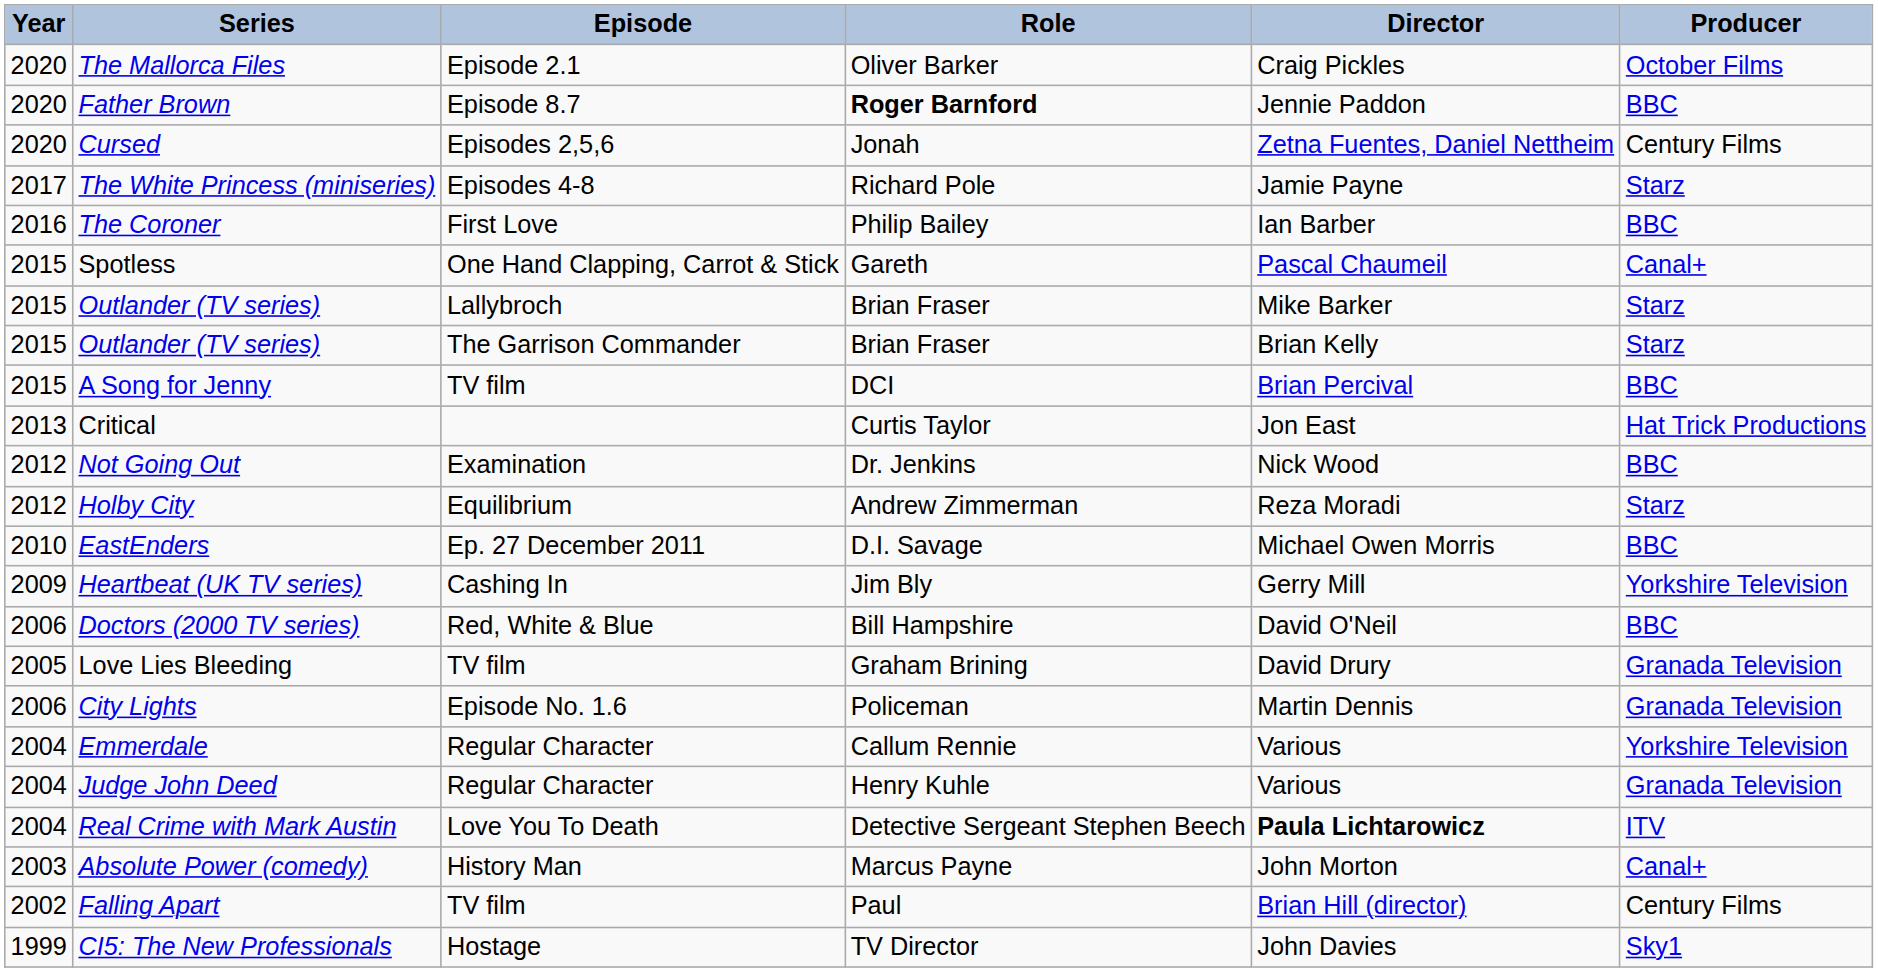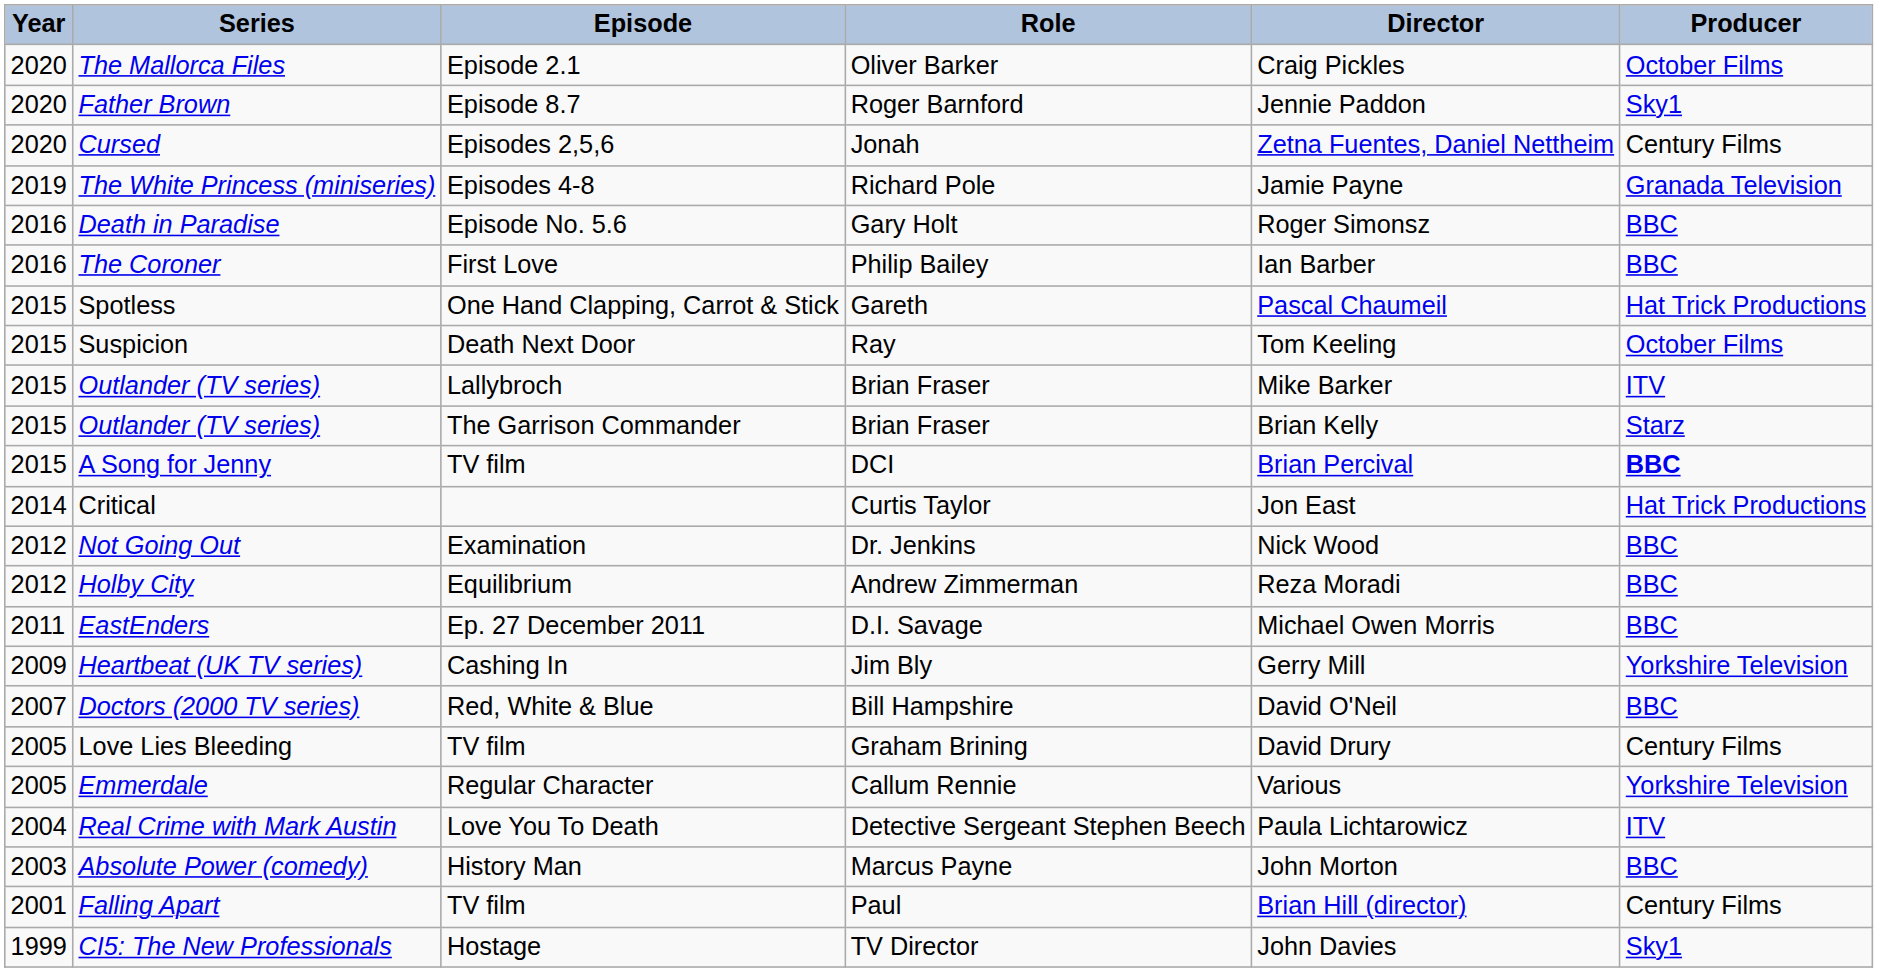(944, 104) bold -> (937, 104) normal
(1652, 104) BBC -> (1654, 104) Sky1
(39, 184) 2017 -> (39, 184) 2019
(1655, 184) Starz -> (1734, 184) Granada Television
+ row: (179, 225)
(1666, 265) Canal+ -> (1746, 305) Hat Trick Productions
+ row: (133, 345)
(1655, 305) Starz -> (1645, 385) ITV
(1652, 385) normal -> (1653, 465) bold
(39, 425) 2013 -> (39, 505) 2014
(1655, 505) Starz -> (1652, 585) BBC
(39, 545) 2010 -> (38, 625) 2011
(39, 625) 2006 -> (39, 706) 2007
(1734, 666) Granada Television -> (1704, 746) Century Films
- row: (138, 706)
(39, 746) 2004 -> (39, 786) 2005
- row: (178, 786)
(1371, 826) bold -> (1363, 826) normal
(1666, 866) Canal+ -> (1652, 866) BBC
(39, 906) 2002 -> (39, 906) 2001
